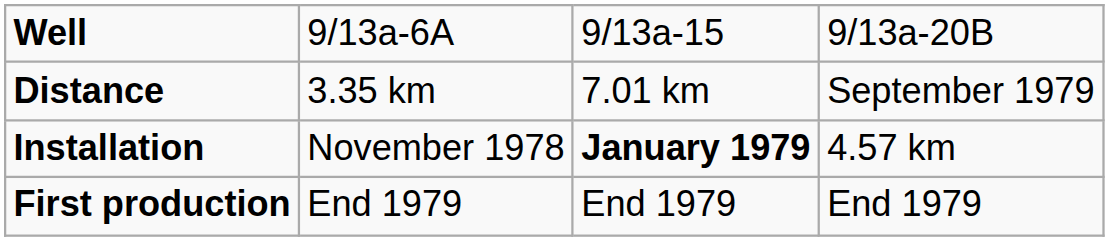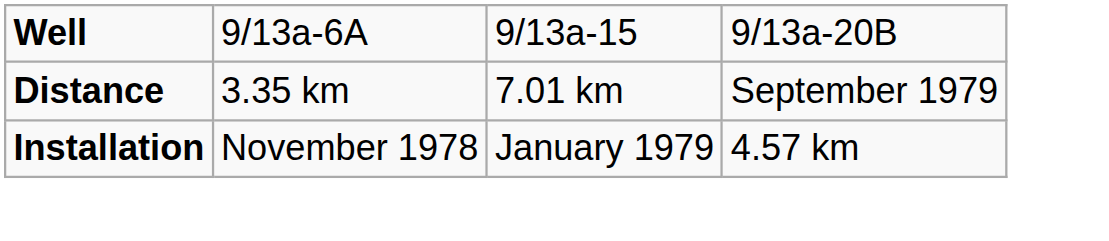(696, 147) bold -> (605, 147) normal
- row: (152, 205)
